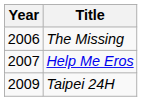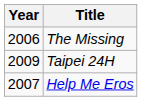rows swapped: (90, 61) <-> (81, 84)
